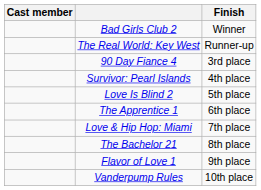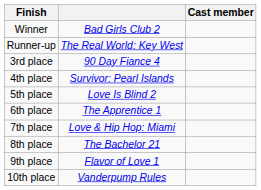columns swapped: (40, 12) <-> (229, 12)
